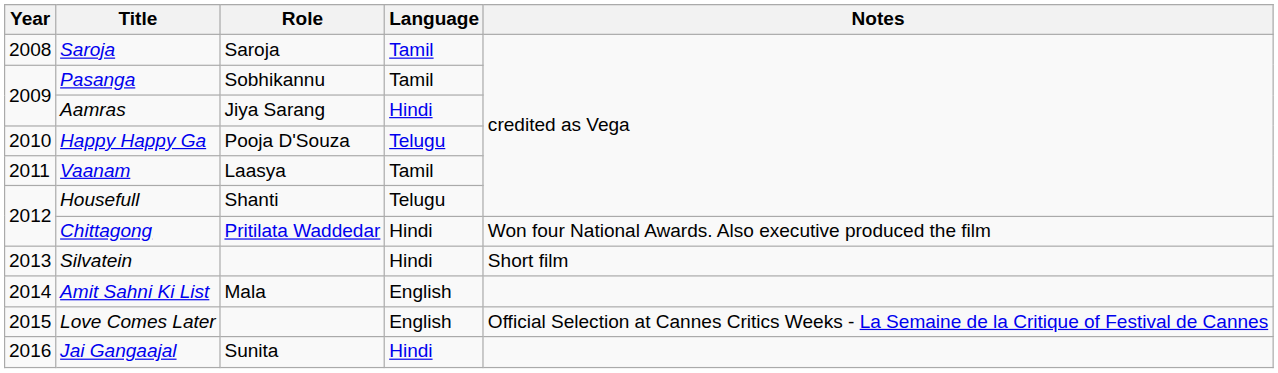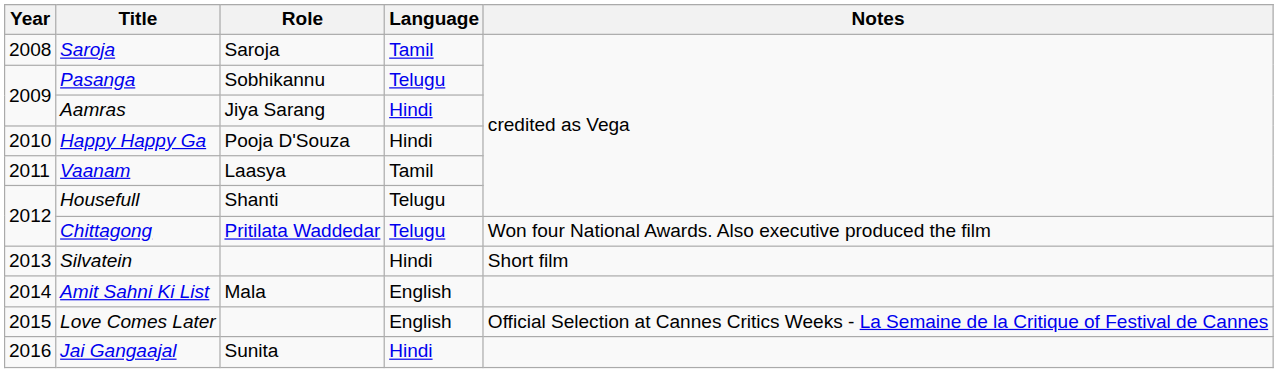(411, 79) Tamil -> (417, 79) Telugu
(417, 140) Telugu -> (411, 140) Hindi
(411, 230) Hindi -> (417, 230) Telugu
